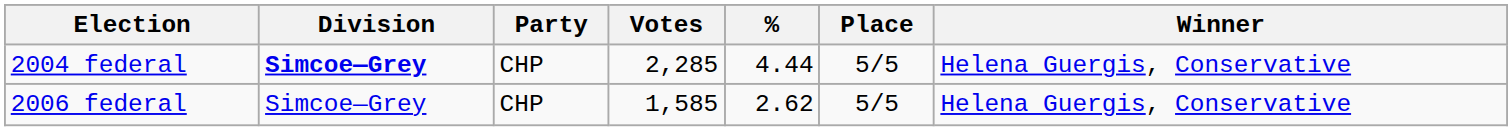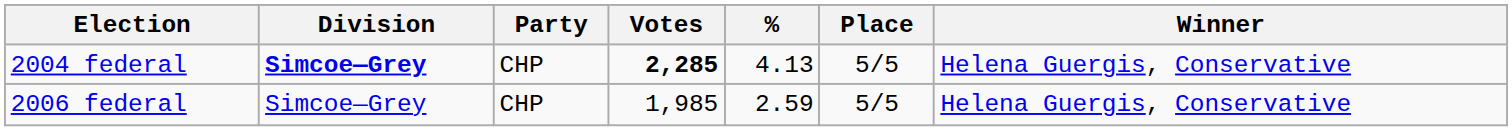(682, 65) normal -> (682, 65) bold
(784, 65) 4.44 -> (784, 65) 4.13
(682, 105) 1,585 -> (682, 105) 1,985
(784, 105) 2.62 -> (784, 105) 2.59
